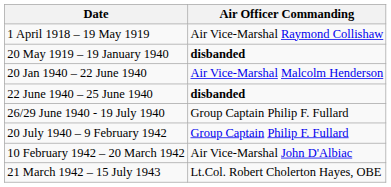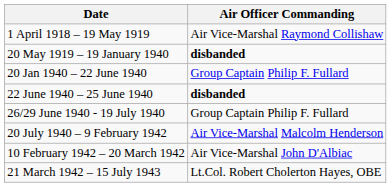(287, 73) Air Vice-Marshal Malcolm Henderson -> (270, 73) Group Captain Philip F. Fullard
(270, 133) Group Captain Philip F. Fullard -> (287, 133) Air Vice-Marshal Malcolm Henderson
